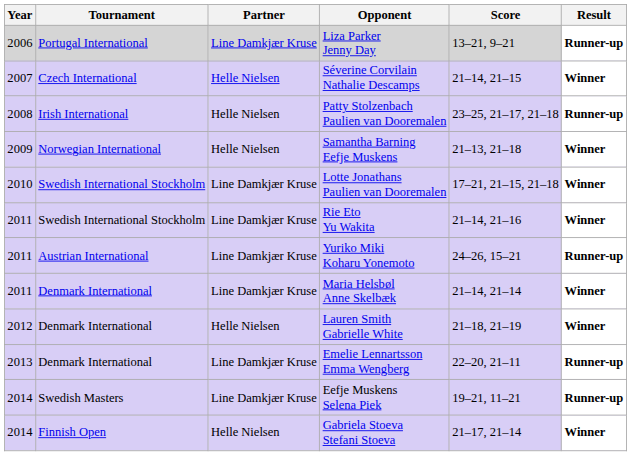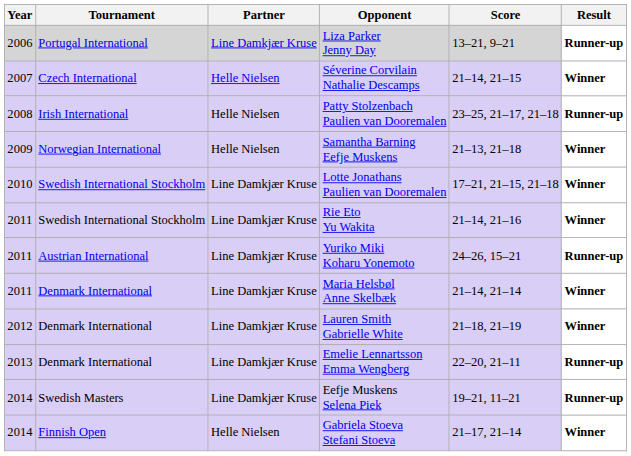(245, 326) Helle Nielsen -> (264, 326) Line Damkjær Kruse
